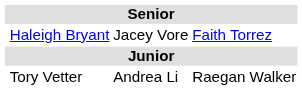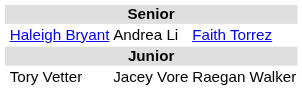(151, 35) Jacey Vore -> (146, 35) Andrea Li
(146, 77) Andrea Li -> (151, 77) Jacey Vore
